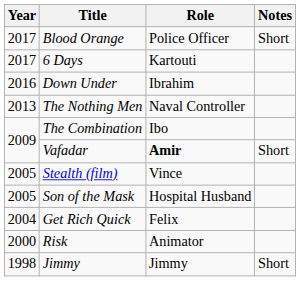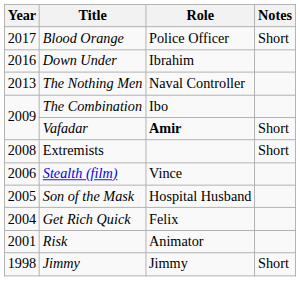- row: (63, 60)
+ row: (73, 151)
(22, 173) 2005 -> (22, 173) 2006
(22, 241) 2000 -> (22, 241) 2001
